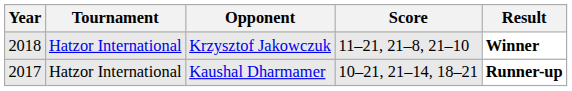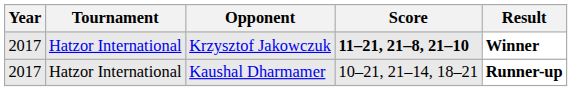(25, 45) 2018 -> (25, 45) 2017
(404, 45) normal -> (404, 45) bold
